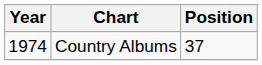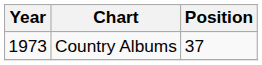(28, 45) 1974 -> (28, 45) 1973
